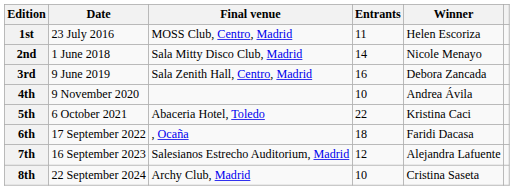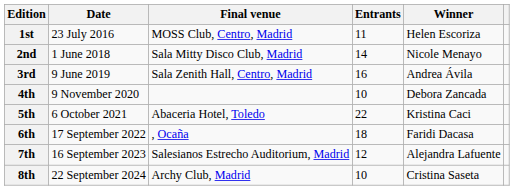(446, 74) Debora Zancada -> (439, 74) Andrea Ávila
(439, 94) Andrea Ávila -> (446, 94) Debora Zancada
